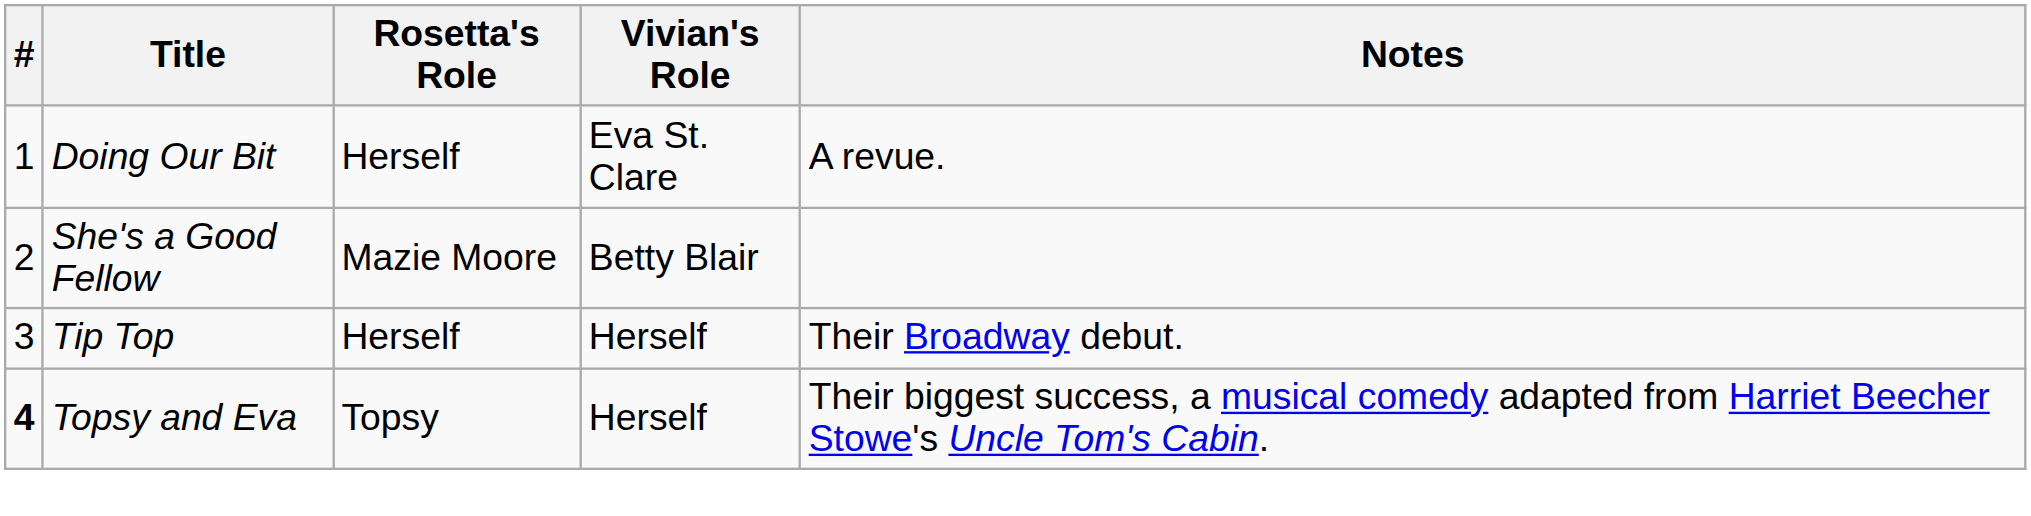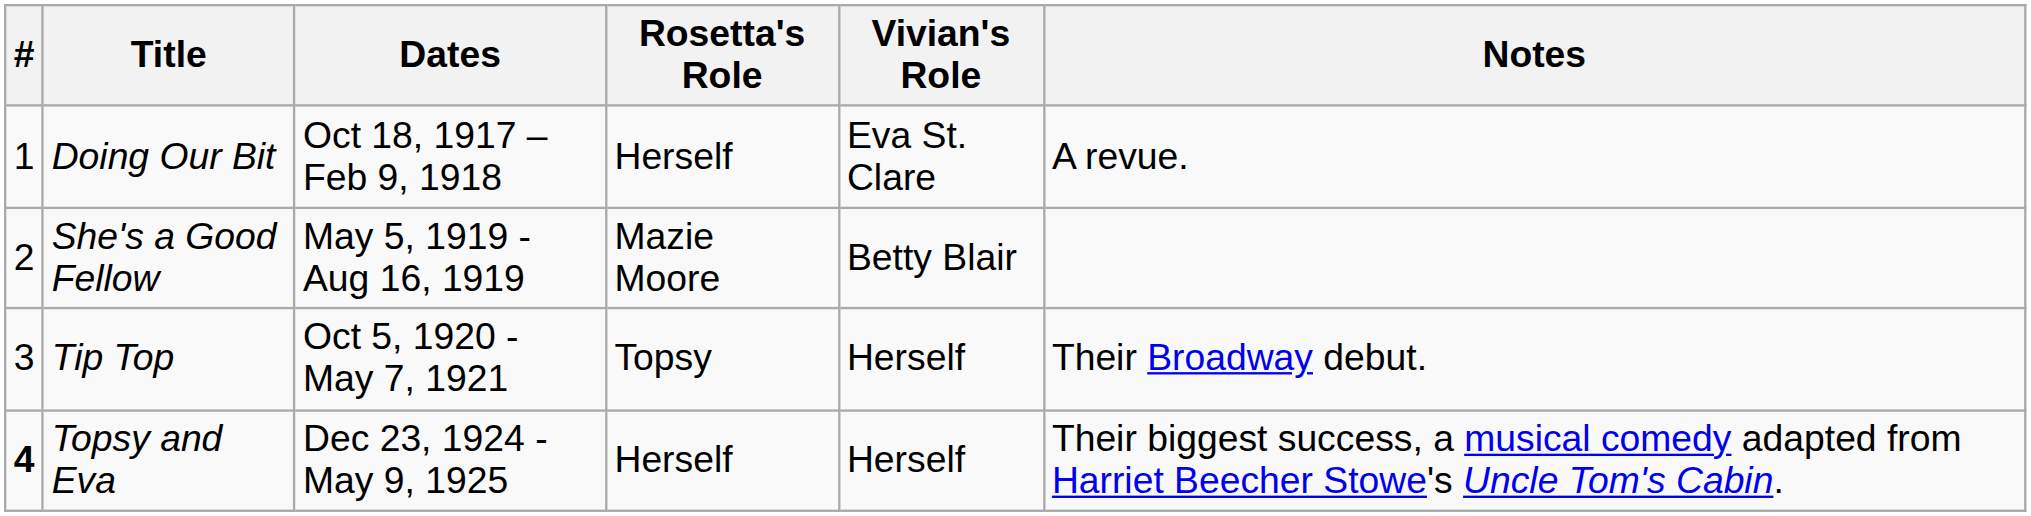+ column: (450, 55)
(401, 337) Herself -> (663, 358) Topsy
(390, 417) Topsy -> (674, 459) Herself
